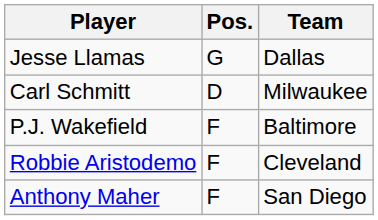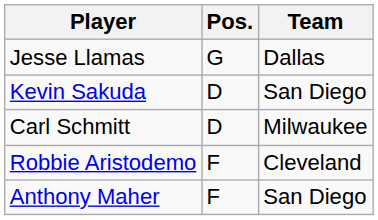+ row: (78, 92)
- row: (79, 127)
